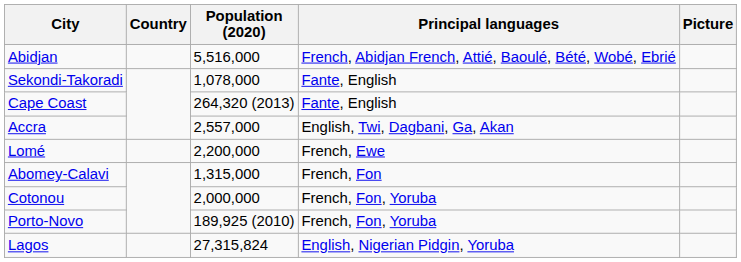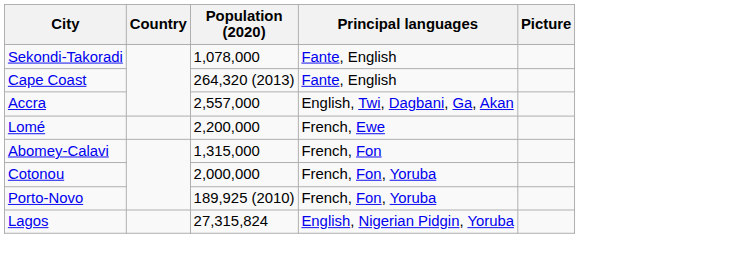- row: (33, 56)
